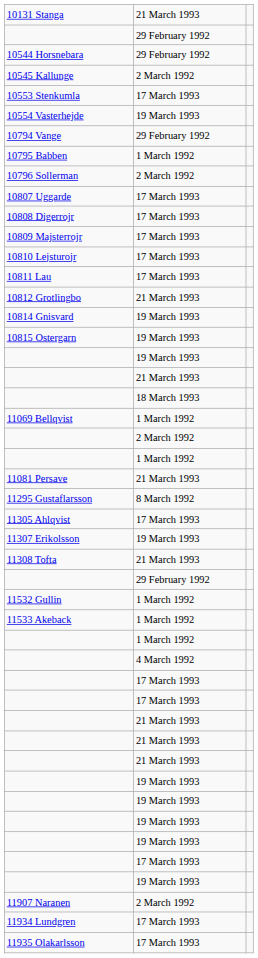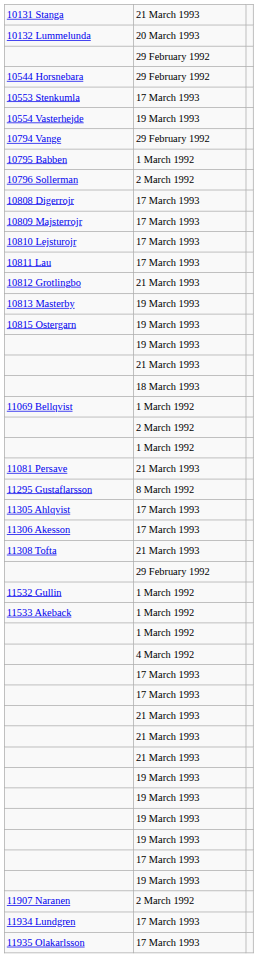+ row: (49, 35)
- row: (40, 75)
- row: (39, 196)
+ row: (41, 303)
- row: (40, 317)
+ row: (39, 530)
- row: (43, 539)
